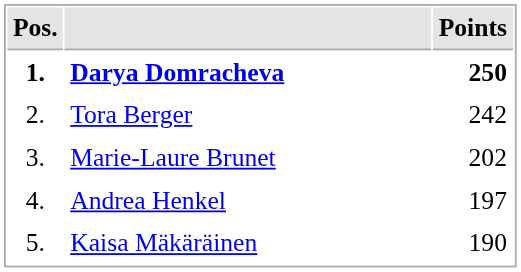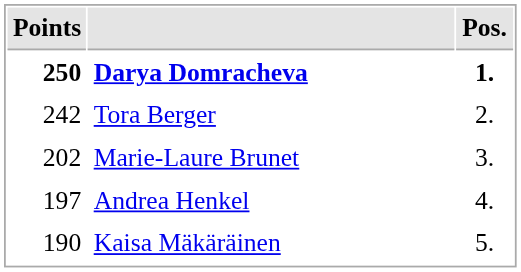columns swapped: (35, 27) <-> (473, 27)
